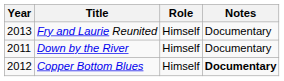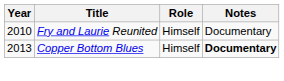(19, 31) 2013 -> (19, 31) 2010
- row: (83, 48)
(19, 66) 2012 -> (19, 48) 2013
